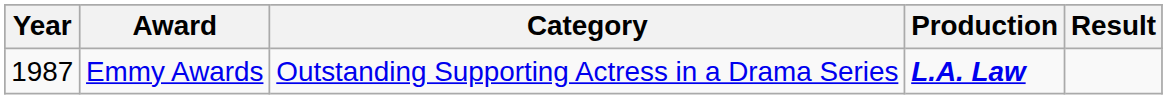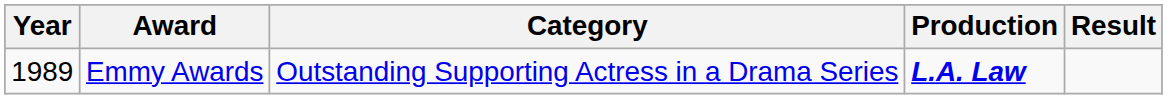(42, 70) 1987 -> (42, 70) 1989
